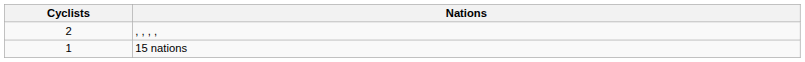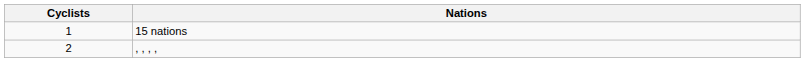rows swapped: (146, 31) <-> (161, 48)
